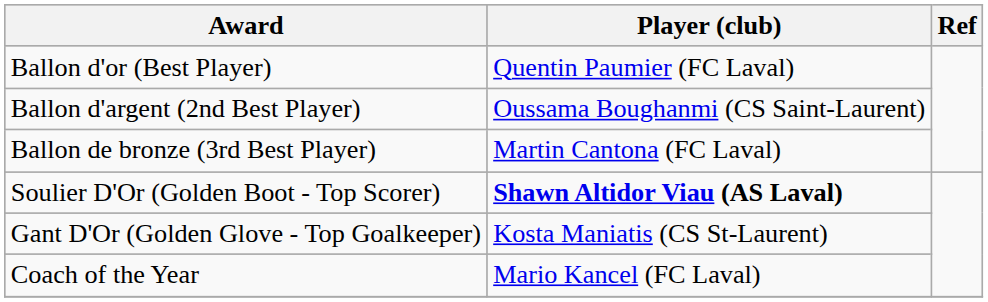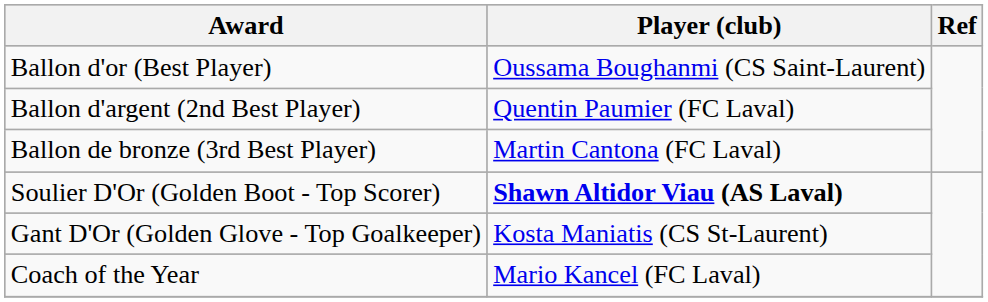(644, 66) Quentin Paumier (FC Laval) -> (709, 66) Oussama Boughanmi (CS Saint-Laurent)
(709, 108) Oussama Boughanmi (CS Saint-Laurent) -> (644, 108) Quentin Paumier (FC Laval)
